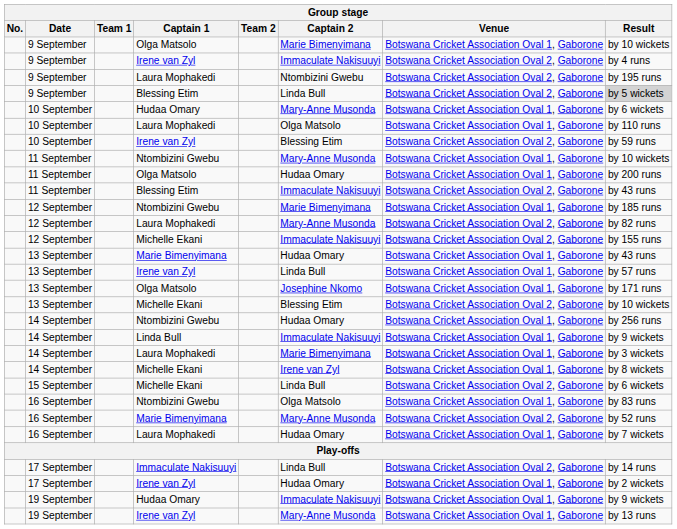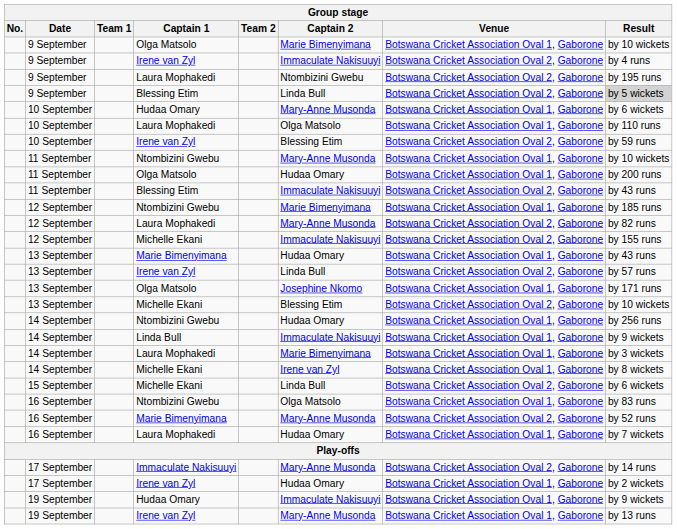(494, 272) Botswana Cricket Association Oval 1, Gaborone -> (494, 272) Botswana Cricket Association Oval 2, Gaborone
(303, 467) Linda Bull -> (328, 467) Mary-Anne Musonda
